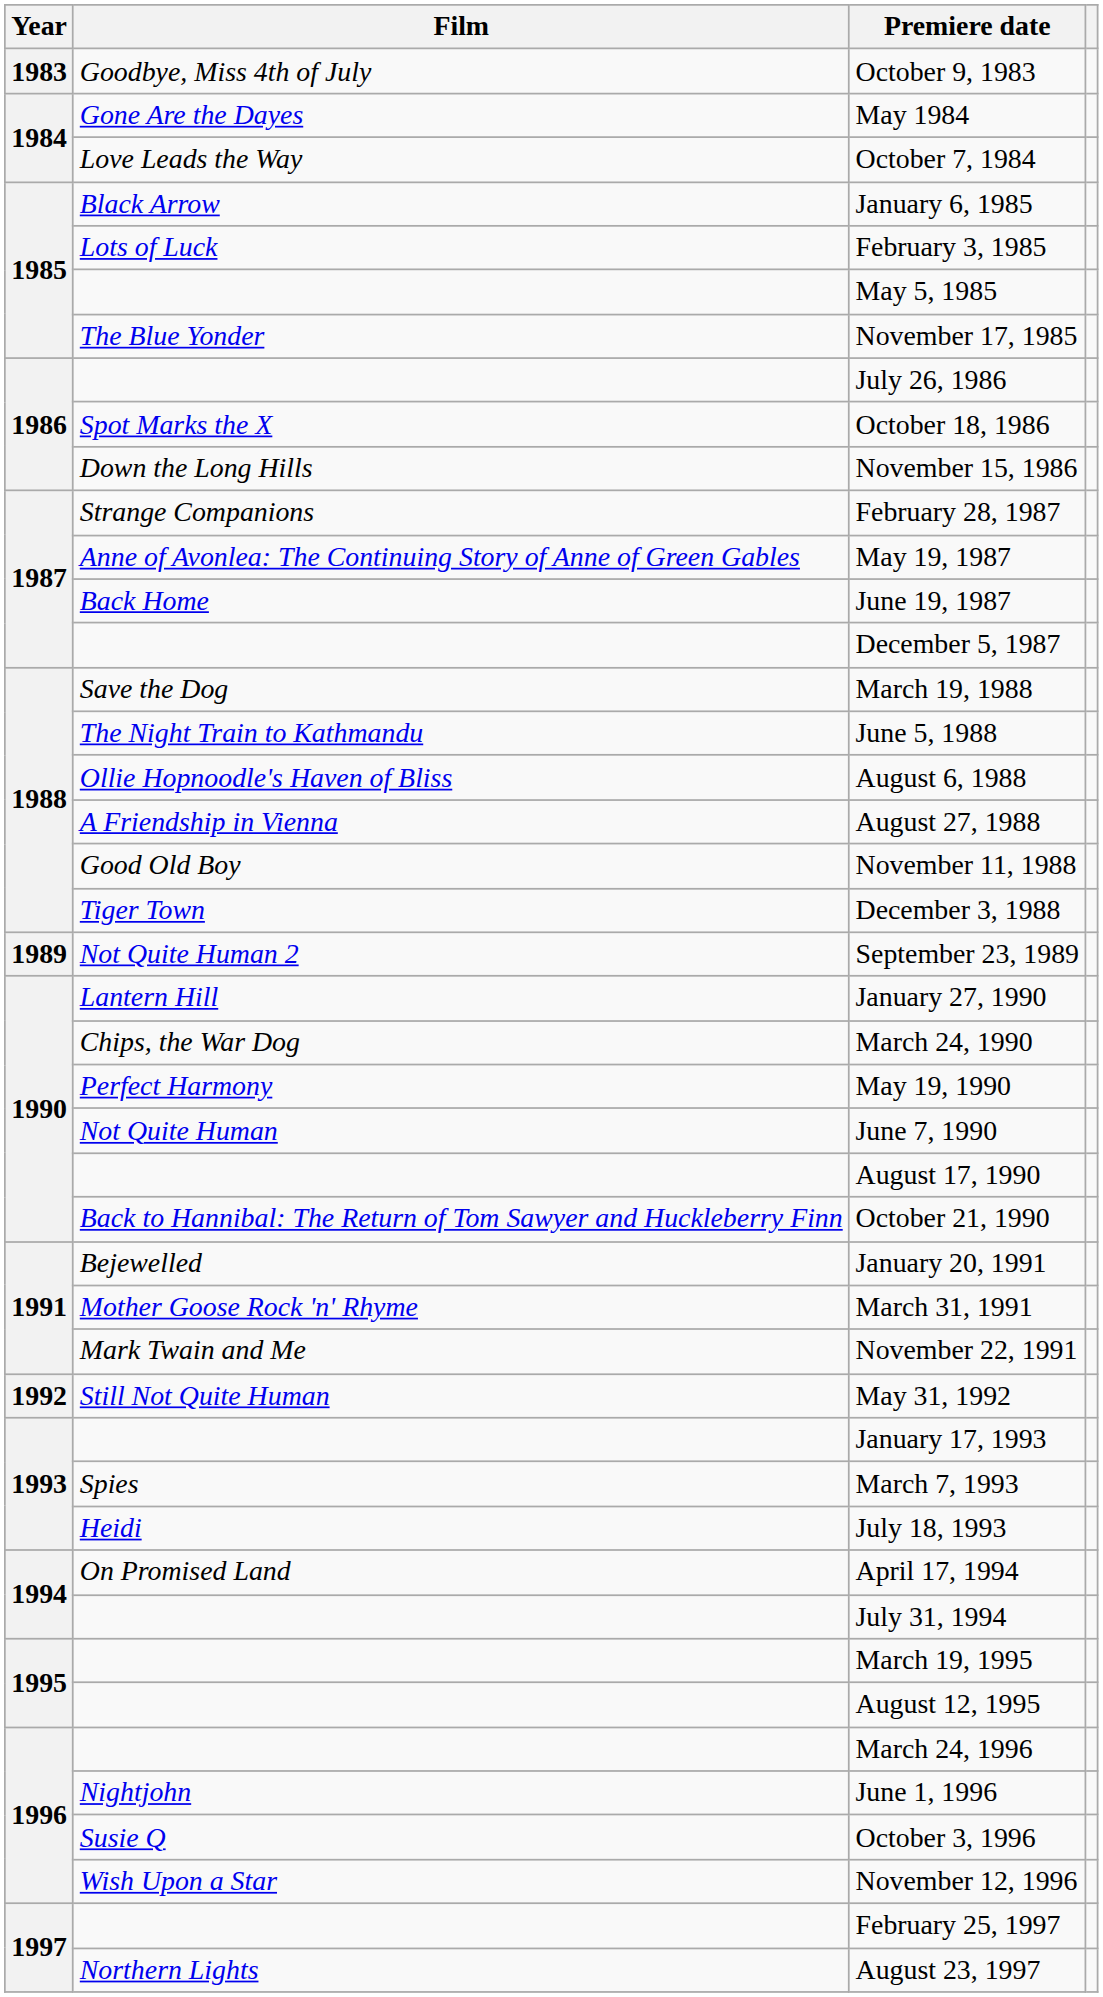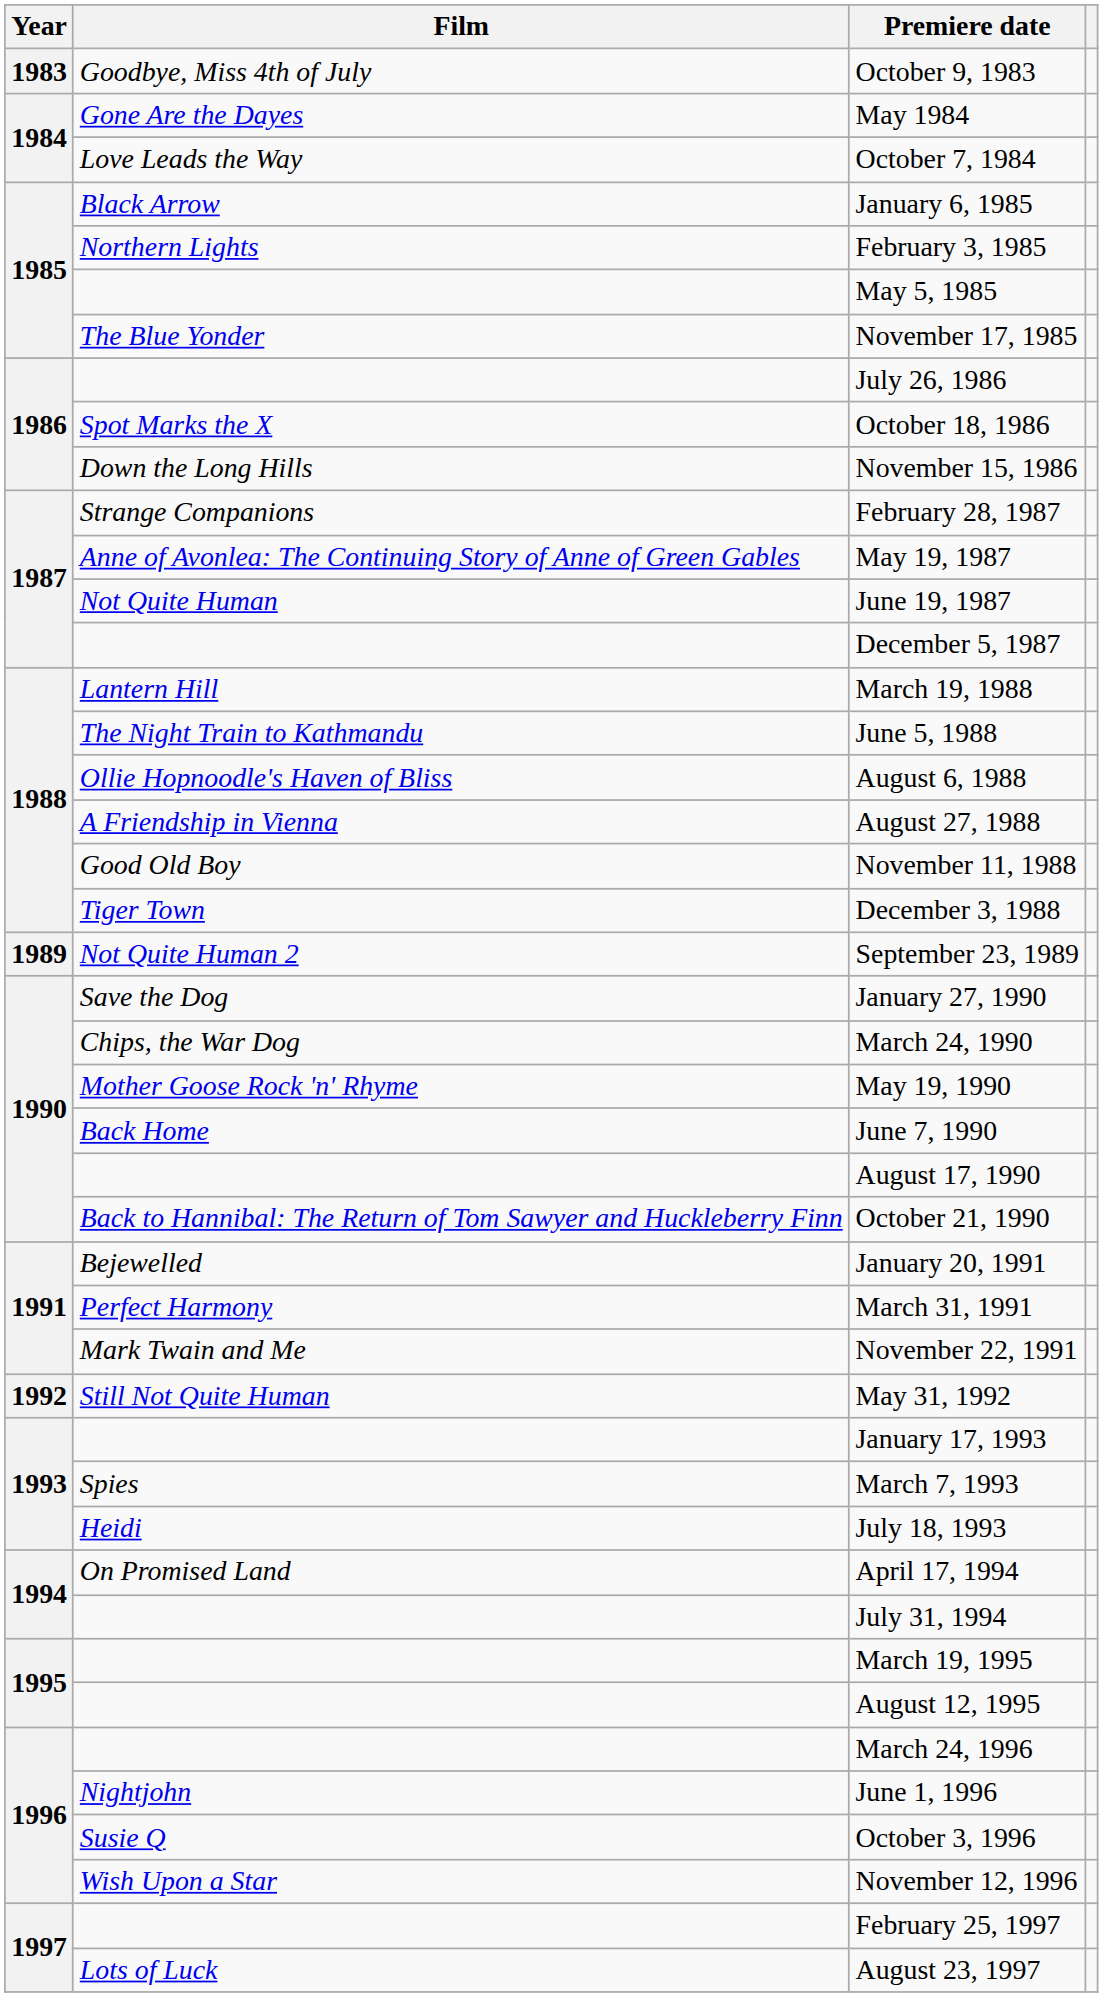(149, 247) Lots of Luck -> (169, 247) Northern Lights
(144, 600) Back Home -> (179, 600) Not Quite Human
(154, 688) Save the Dog -> (149, 688) Lantern Hill
(149, 997) Lantern Hill -> (154, 997) Save the Dog
(176, 1086) Perfect Harmony -> (249, 1086) Mother Goose Rock 'n' Rhyme
(179, 1130) Not Quite Human -> (144, 1130) Back Home
(249, 1306) Mother Goose Rock 'n' Rhyme -> (176, 1306) Perfect Harmony
(169, 1969) Northern Lights -> (149, 1969) Lots of Luck
